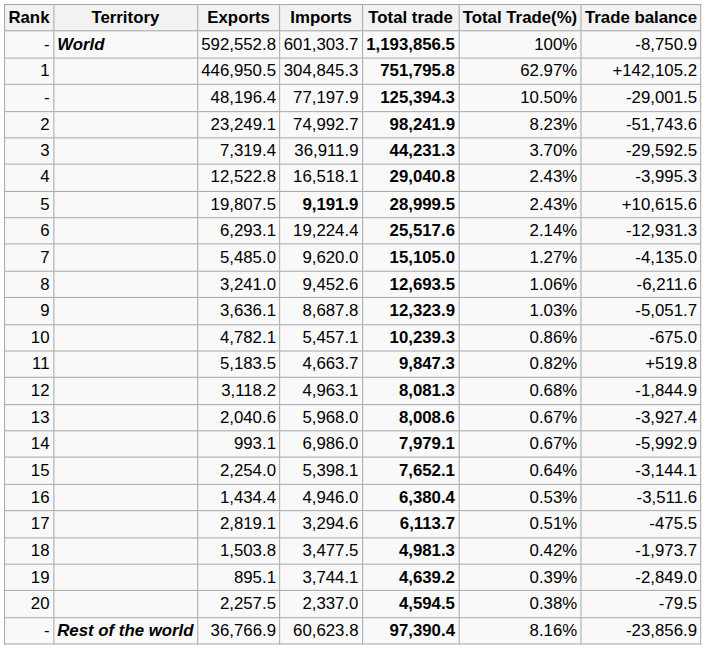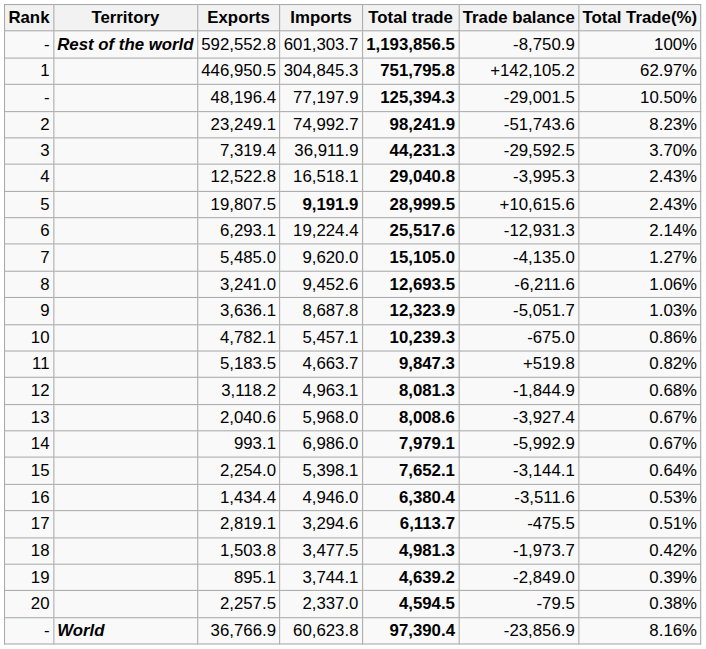columns swapped: (520, 17) <-> (641, 17)
(81, 44) World -> (125, 44) Rest of the world
(125, 630) Rest of the world -> (81, 630) World
